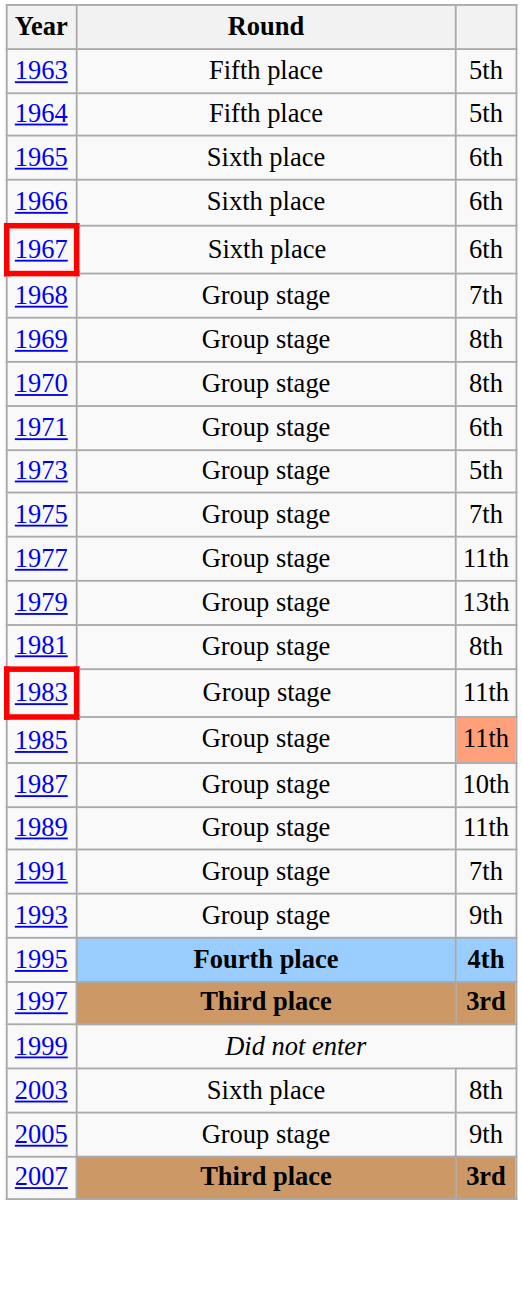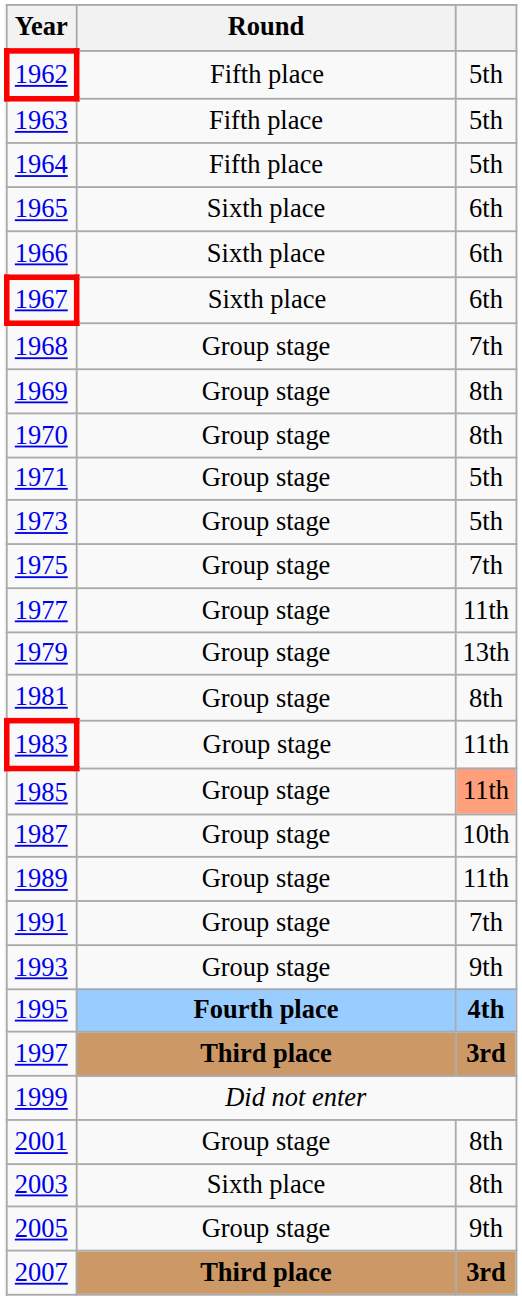+ row: (41, 74)
(486, 427) 6th -> (486, 478) 5th
+ row: (41, 1141)
